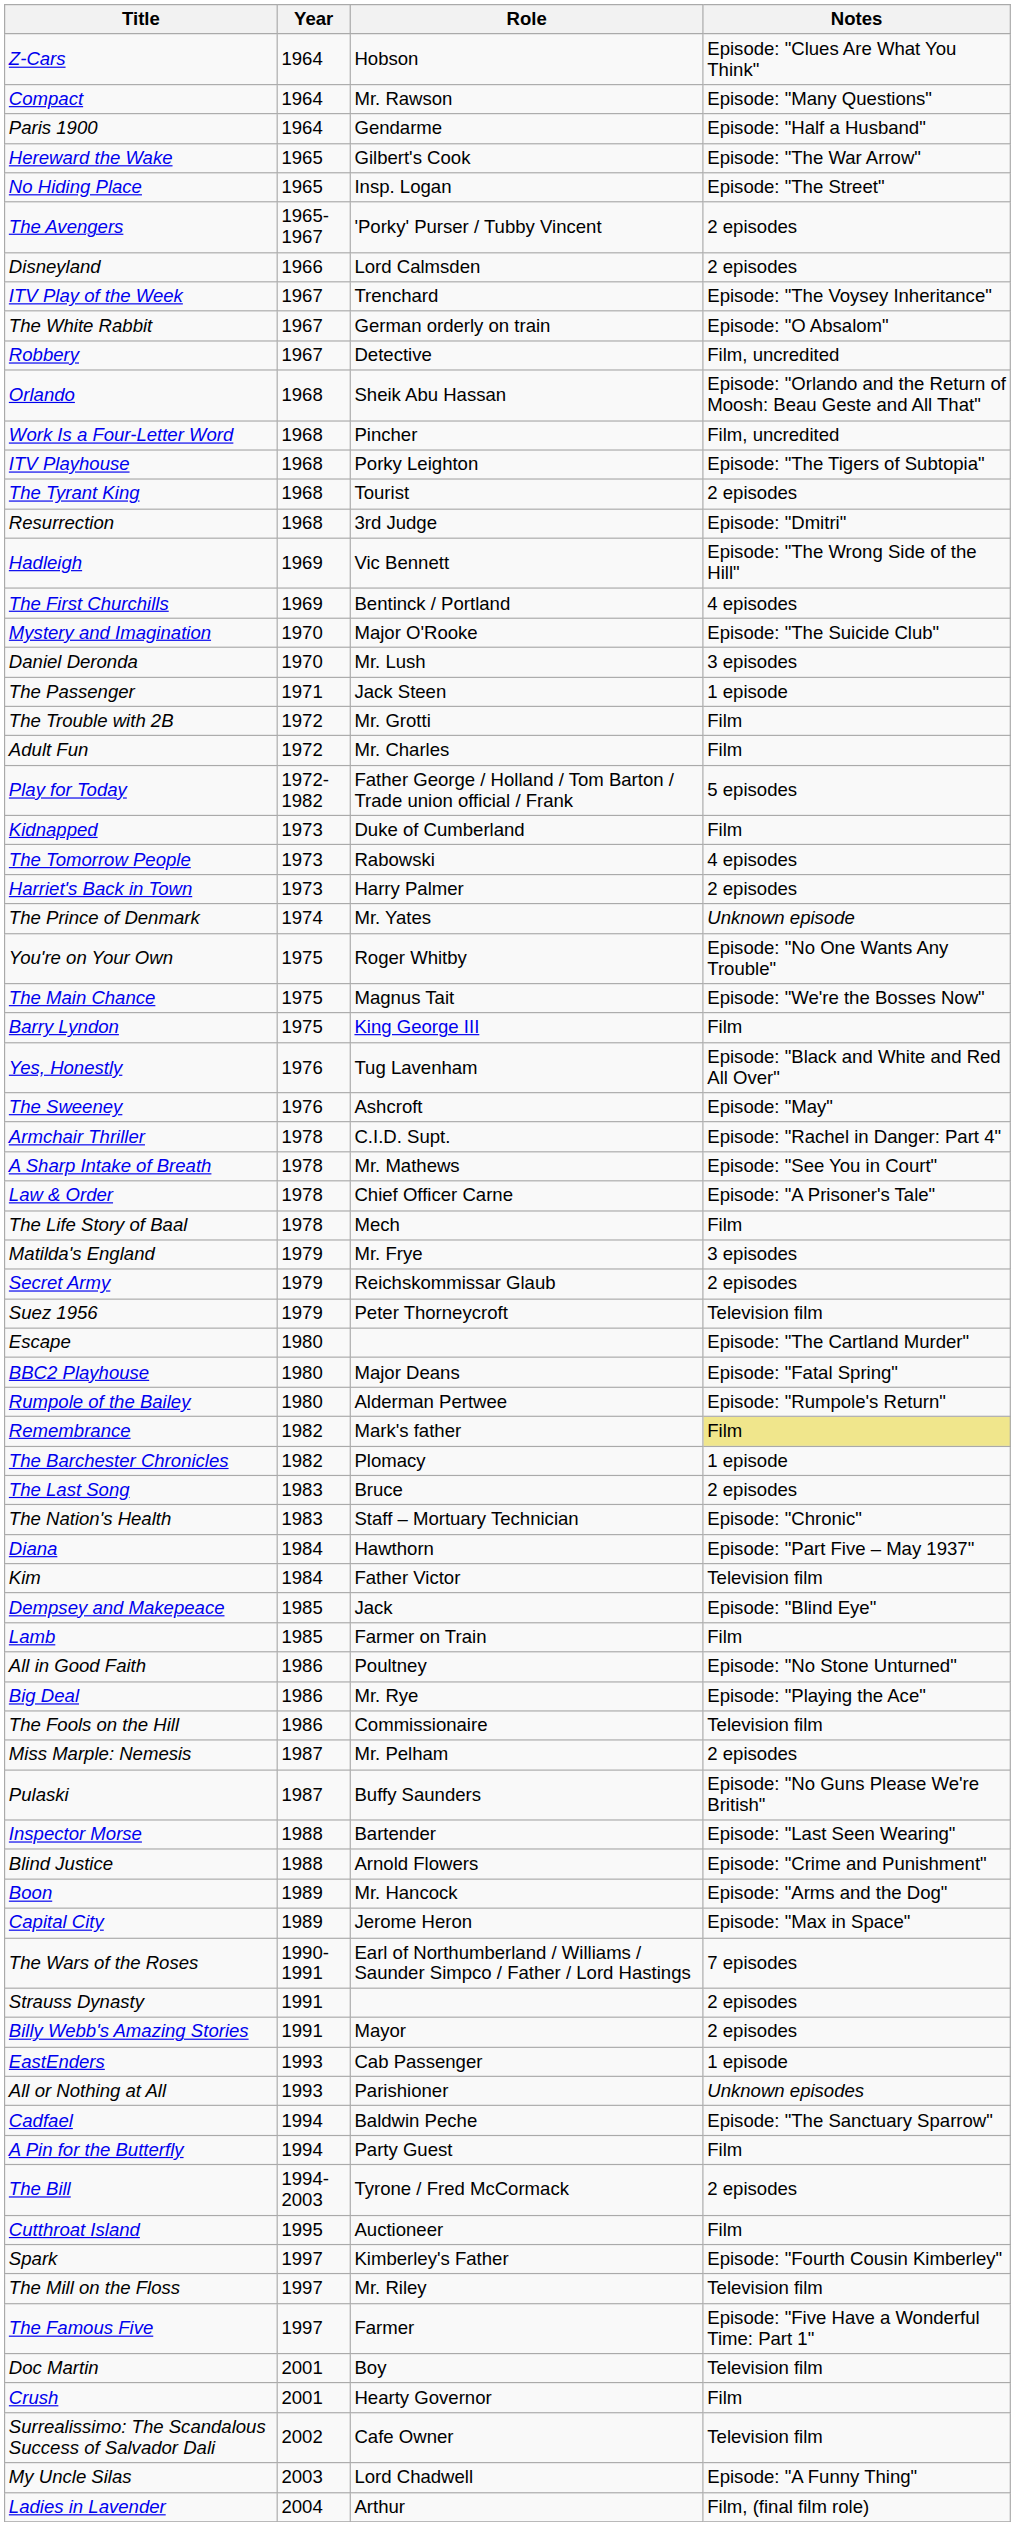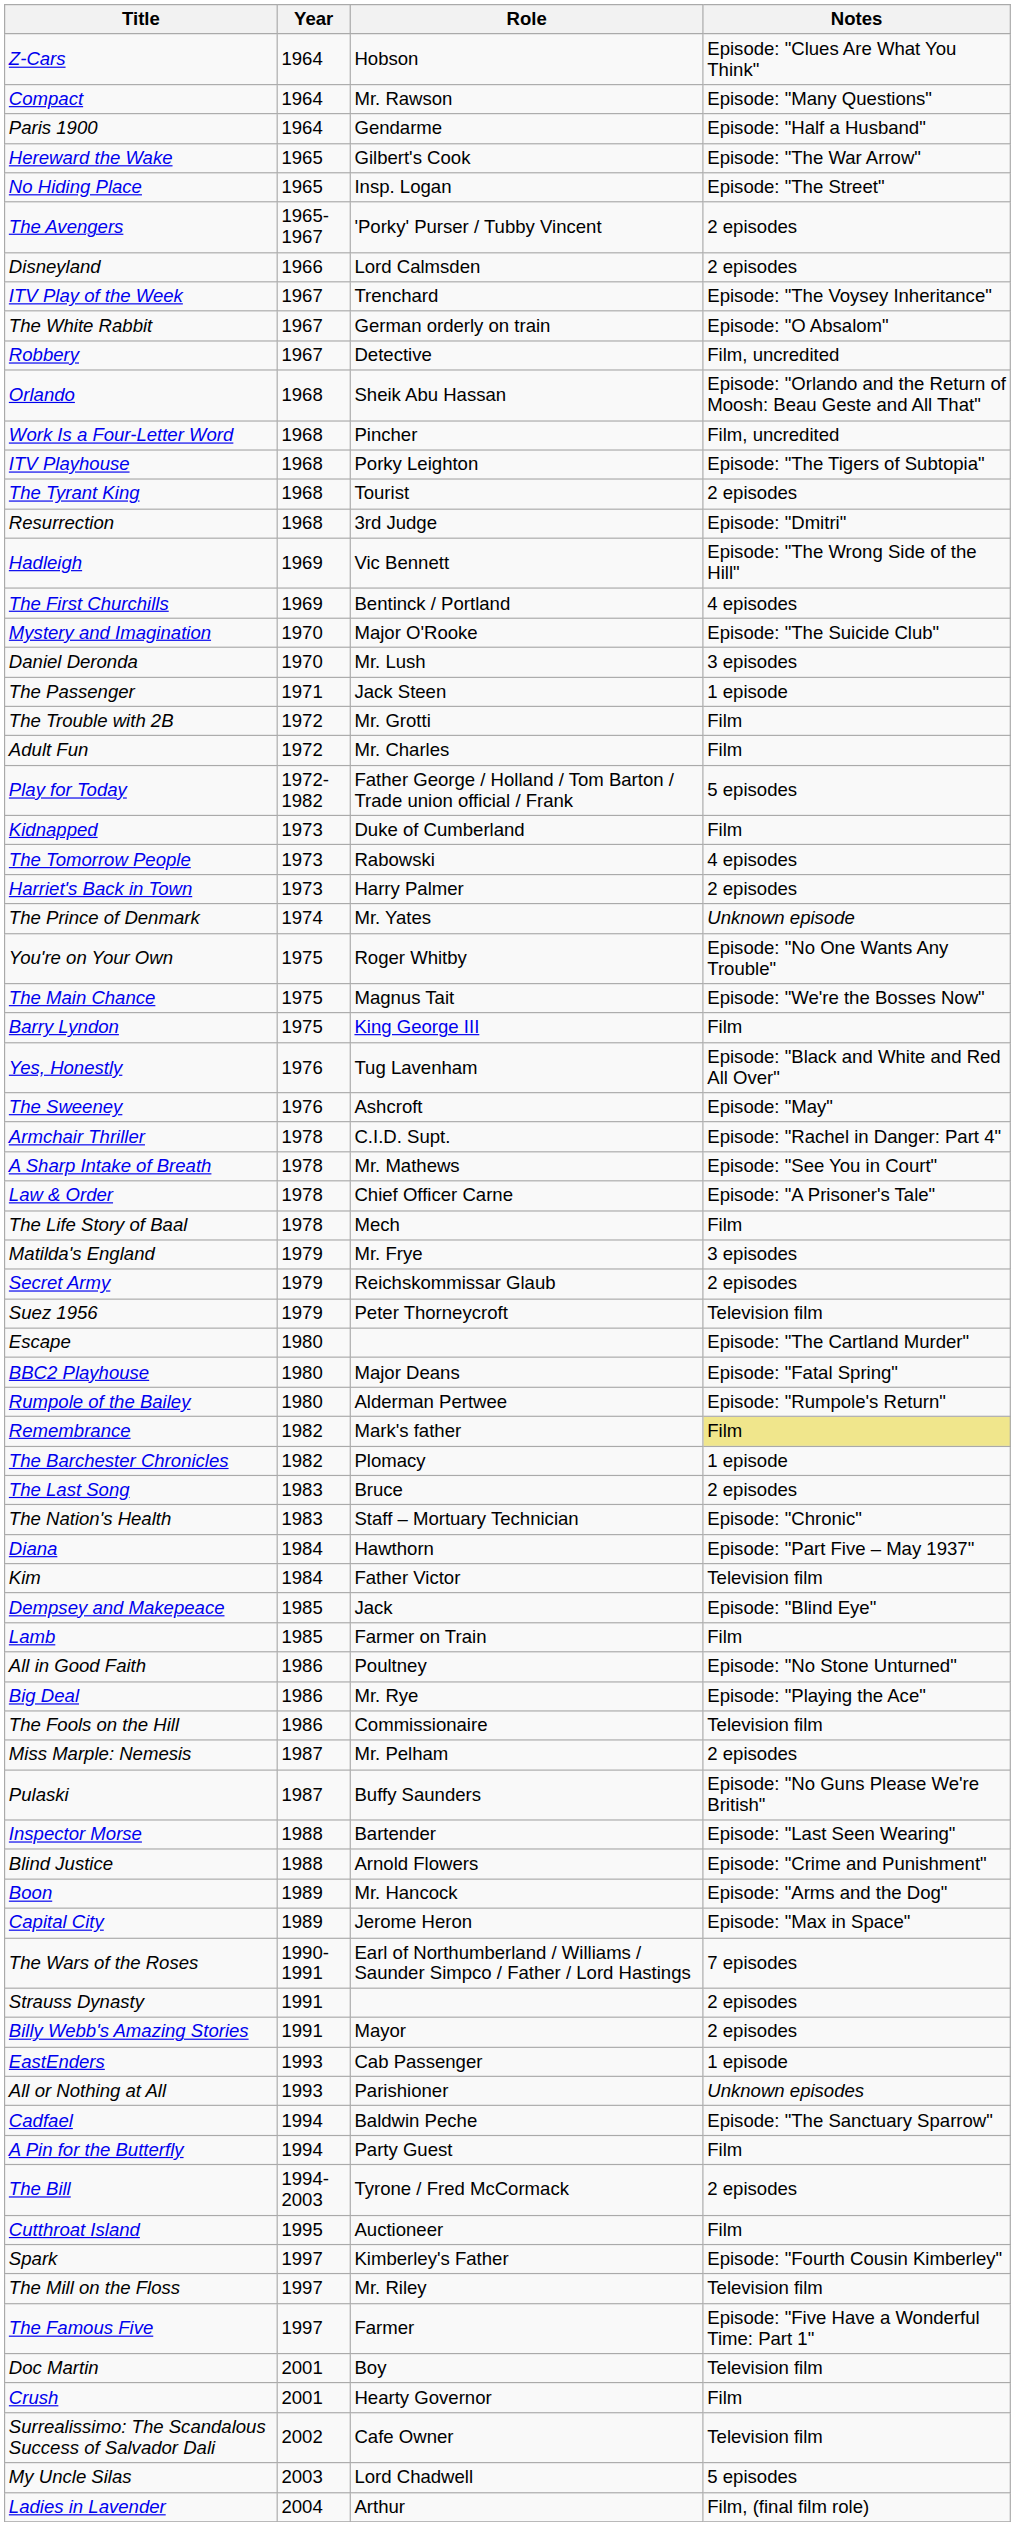(812, 2477) Episode: "A Funny Thing" -> (752, 2477) 5 episodes
